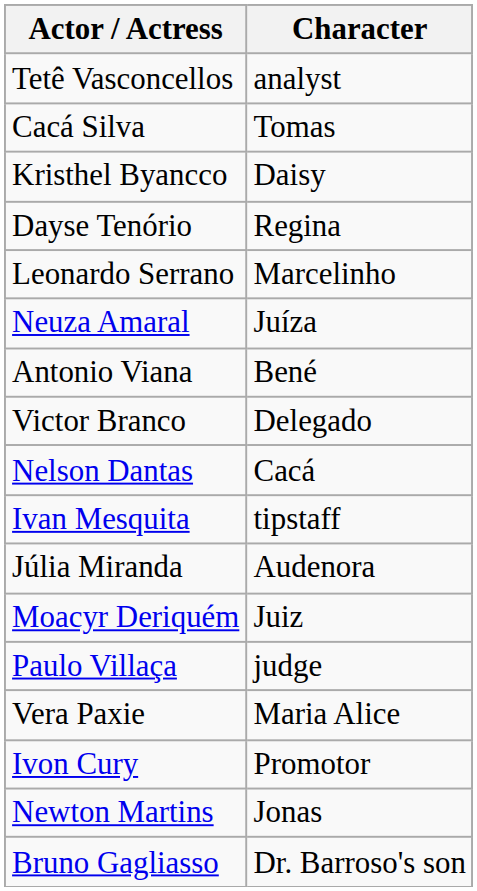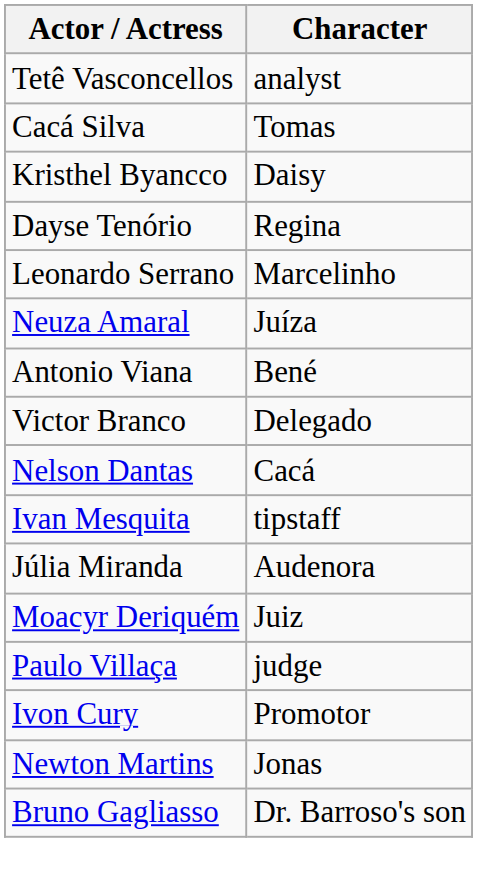- row: (79, 714)
